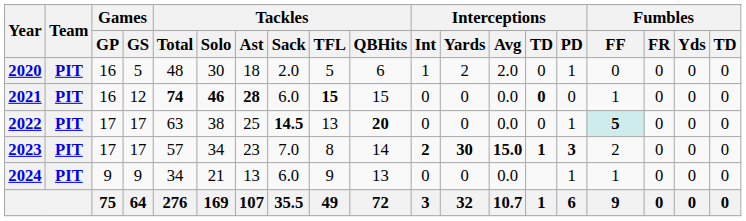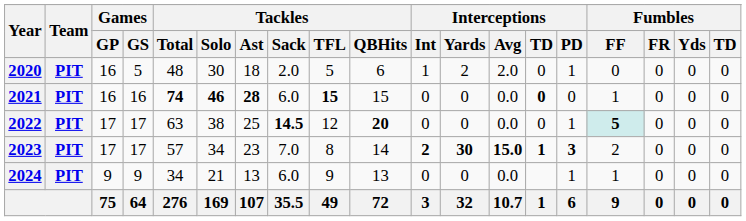(138, 96) 12 -> (138, 96) 16
(330, 123) 13 -> (330, 123) 12
